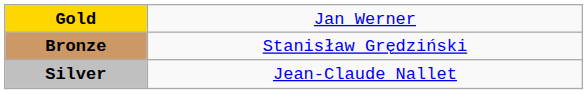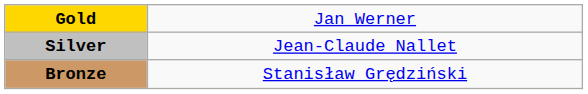rows swapped: (76, 74) <-> (76, 46)
